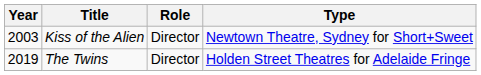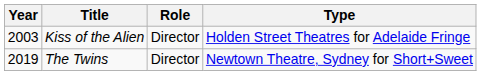(339, 37) Newtown Theatre, Sydney for Short+Sweet -> (338, 37) Holden Street Theatres for Adelaide Fringe
(338, 59) Holden Street Theatres for Adelaide Fringe -> (339, 59) Newtown Theatre, Sydney for Short+Sweet
